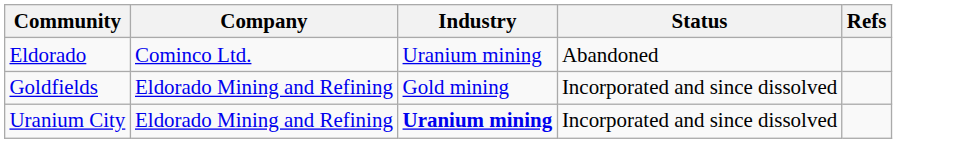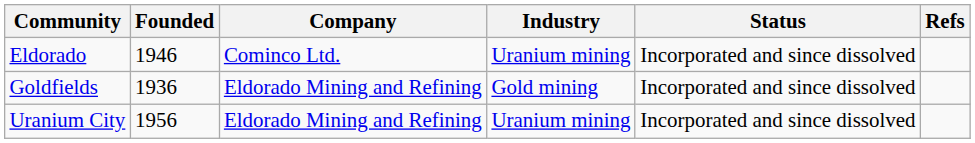+ column: (175, 21)
(610, 54) Abandoned -> (778, 54) Incorporated and since dissolved
(477, 120) bold -> (561, 120) normal
